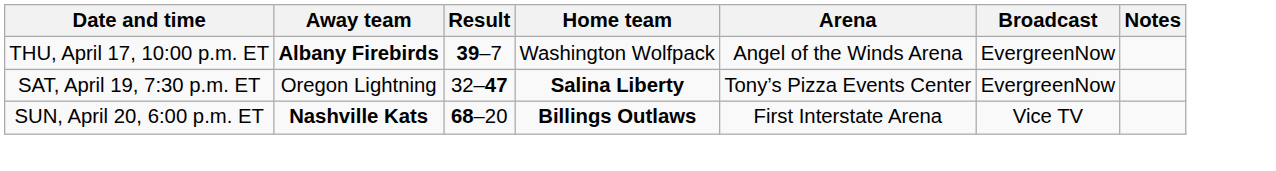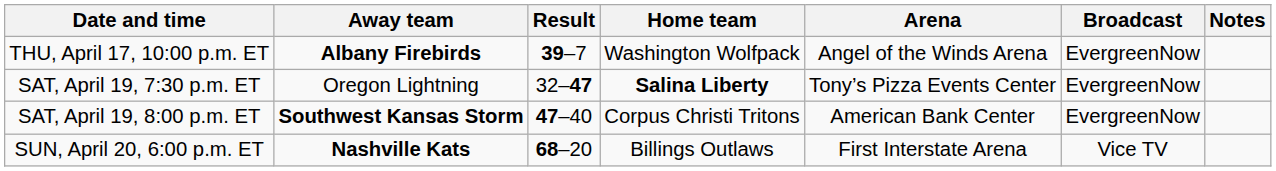+ row: (139, 117)
(617, 117) bold -> (702, 149) normal
